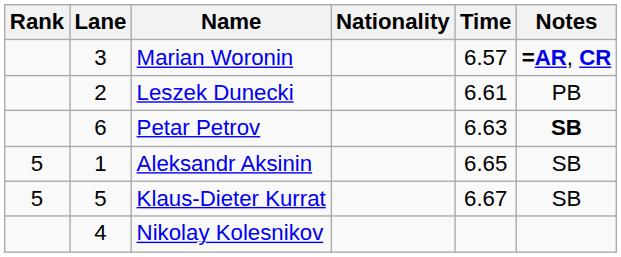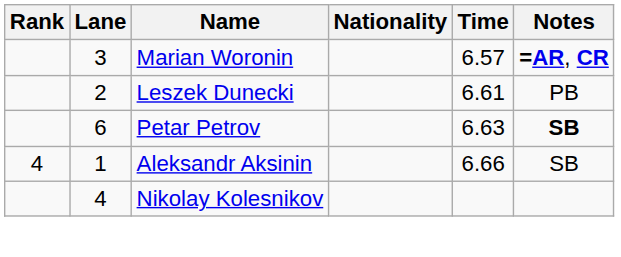(37, 163) 5 -> (37, 163) 4
(486, 163) 6.65 -> (483, 163) 6.66
- row: (231, 198)
